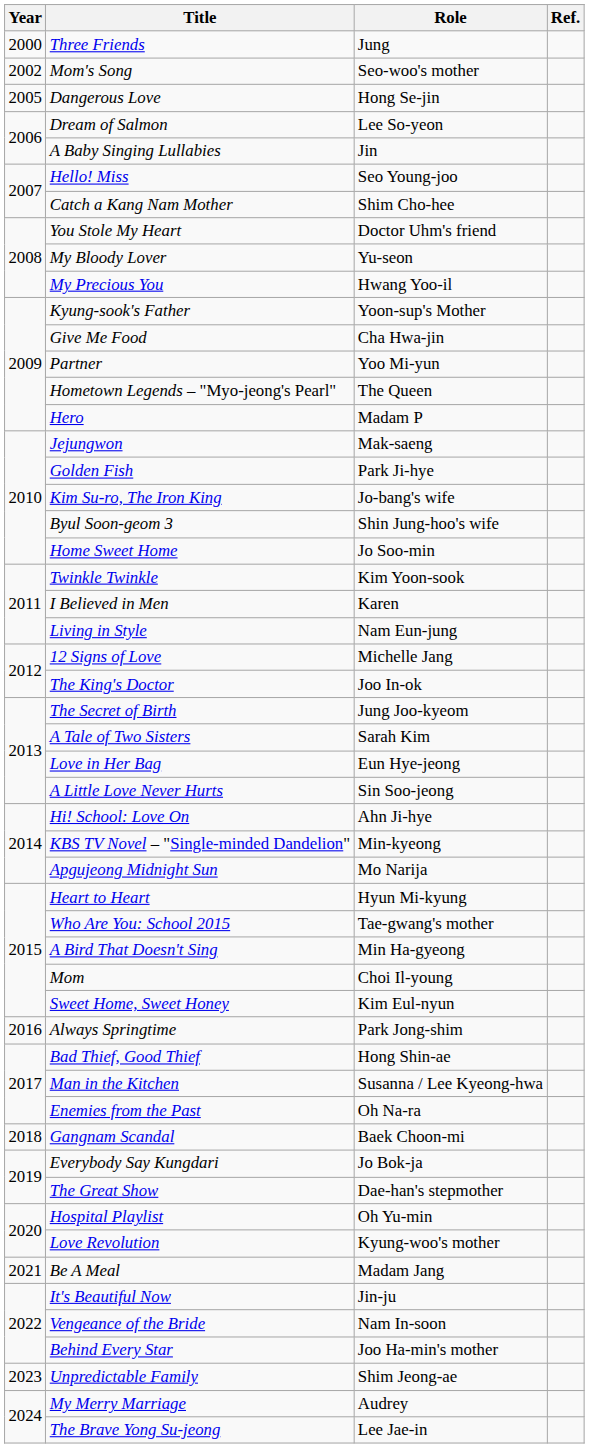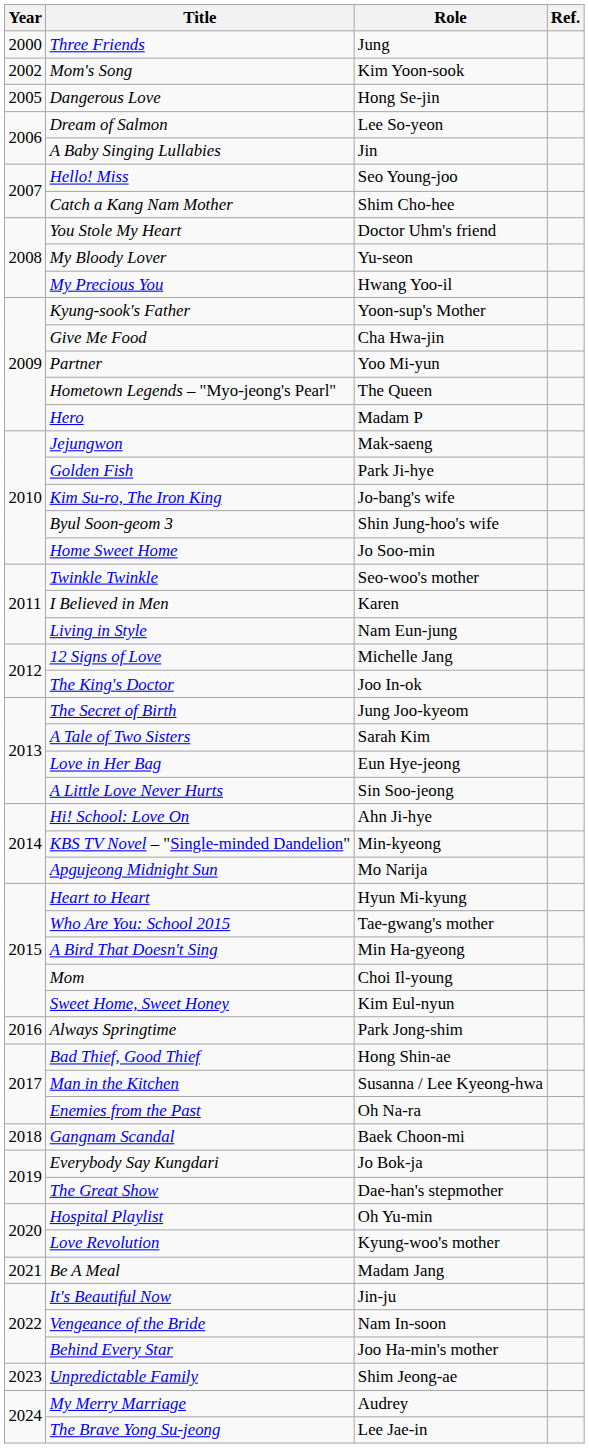(418, 71) Seo-woo's mother -> (411, 71) Kim Yoon-sook
(411, 577) Kim Yoon-sook -> (418, 577) Seo-woo's mother
